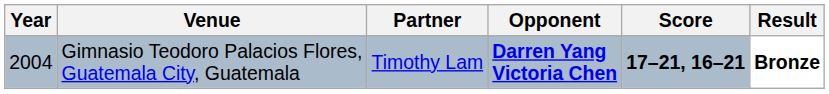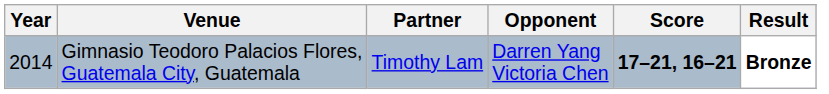(31, 62) 2004 -> (31, 62) 2014
(555, 62) bold -> (550, 62) normal
